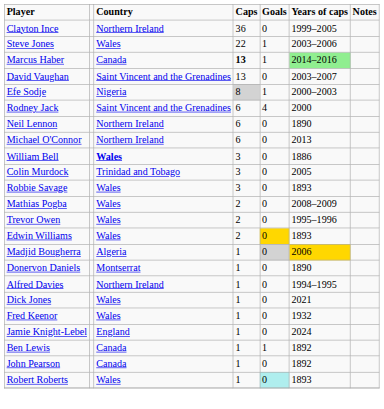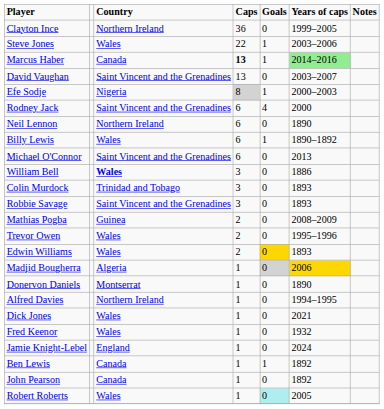+ row: (30, 140)
(130, 140) Northern Ireland -> (164, 156) Saint Vincent and the Grenadines
(301, 172) 2005 -> (301, 188) 1893
(108, 188) Wales -> (164, 204) Saint Vincent and the Grenadines
(108, 204) Wales -> (111, 220) Guinea
(301, 380) 1893 -> (301, 396) 2005
